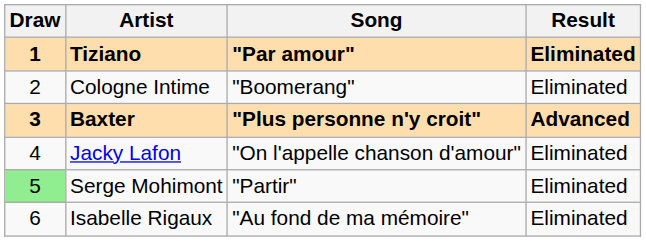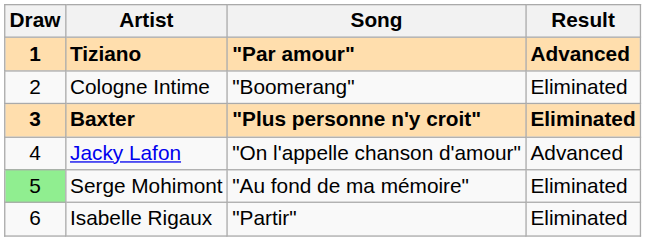(583, 53) Eliminated -> (580, 53) Advanced
(580, 119) Advanced -> (583, 119) Eliminated
(579, 152) Eliminated -> (577, 152) Advanced
(264, 185) "Partir" -> (351, 185) "Au fond de ma mémoire"
(351, 218) "Au fond de ma mémoire" -> (264, 218) "Partir"
